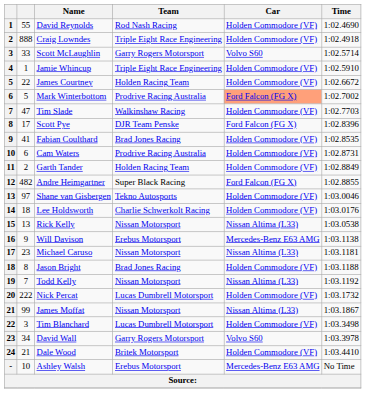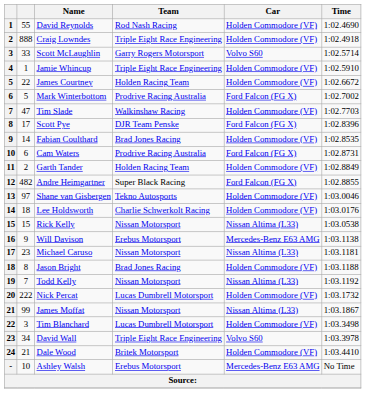(261, 96) lightsalmon background -> (261, 96) no background
(26, 139) 41 -> (26, 139) 14
(272, 153) Holden Commodore (VF) -> (261, 153) Ford Falcon (FG X)
(26, 224) 13 -> (26, 224) 15
(160, 338) Garry Rogers Motorsport -> (168, 338) Triple Eight Race Engineering
